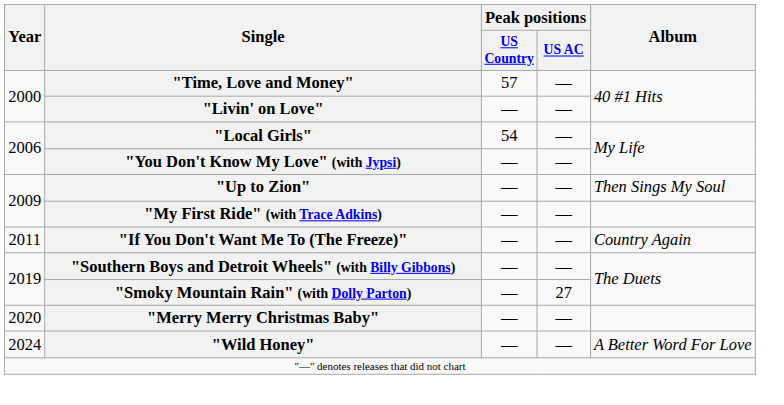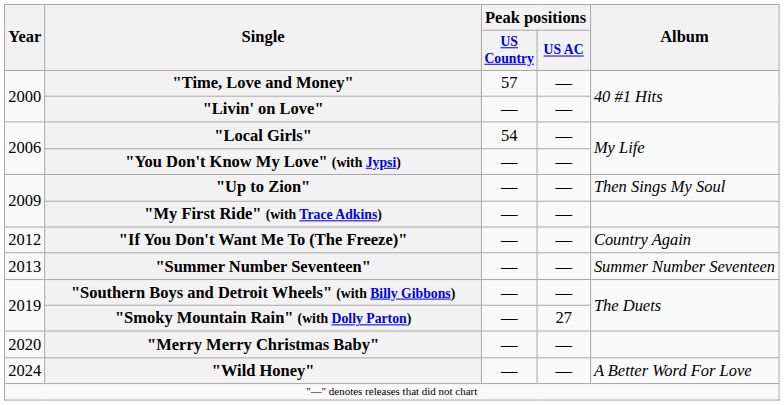(25, 239) 2011 -> (25, 239) 2012
+ row: (263, 266)
